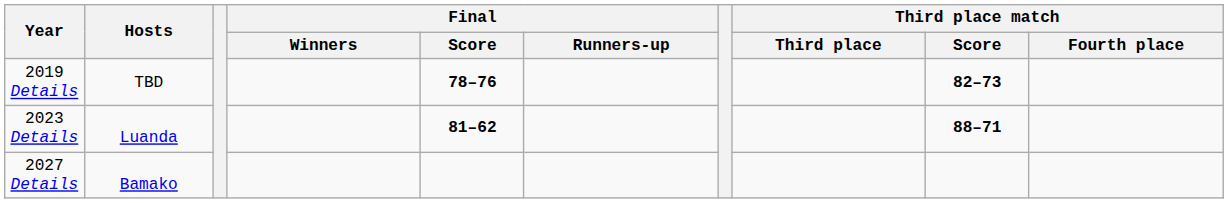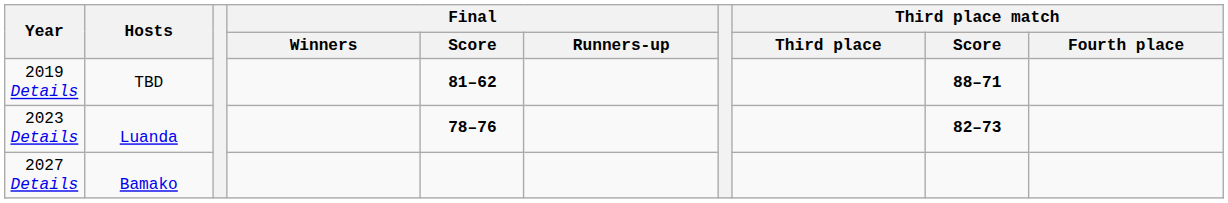(472, 82) 78–76 -> (472, 82) 81–62
(977, 82) 82–73 -> (977, 82) 88–71
(472, 128) 81–62 -> (472, 128) 78–76
(977, 128) 88–71 -> (977, 128) 82–73
